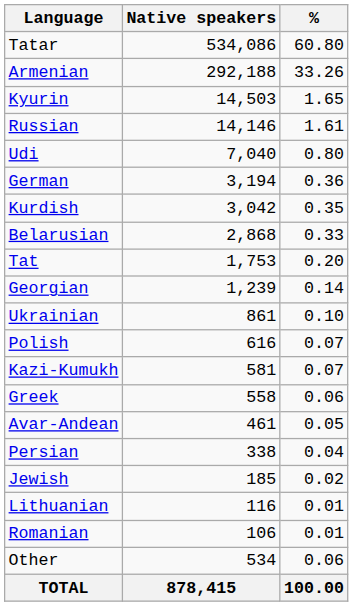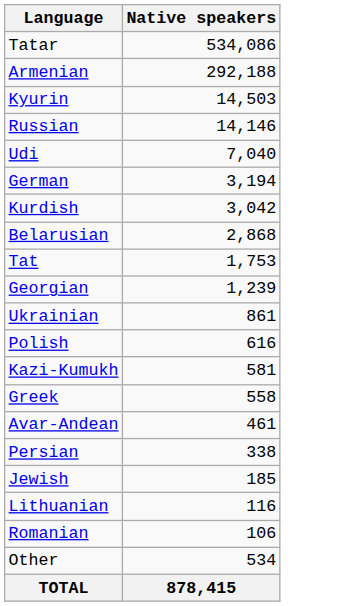- column: (314, 18)
